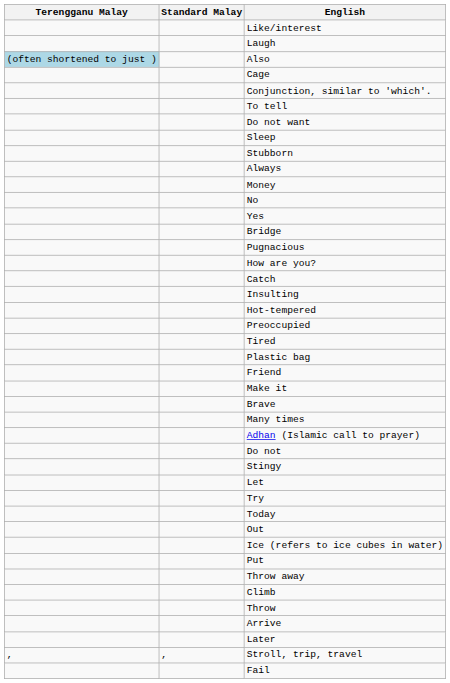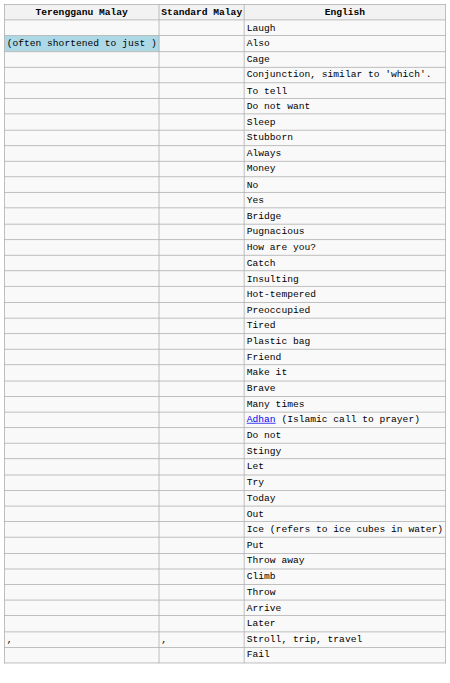- row: (284, 28)
